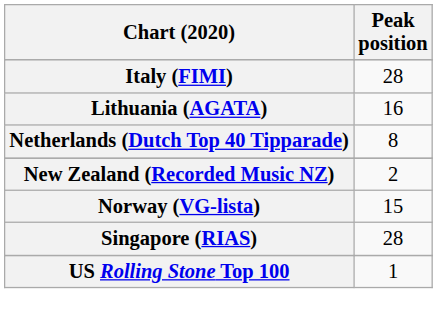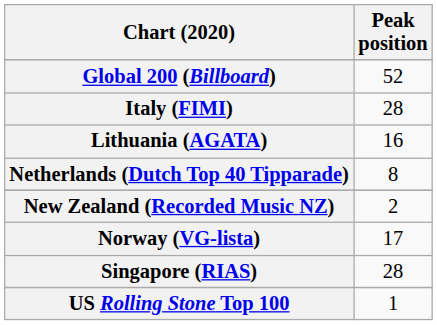+ row: (179, 76)
(393, 206) 15 -> (393, 238) 17
